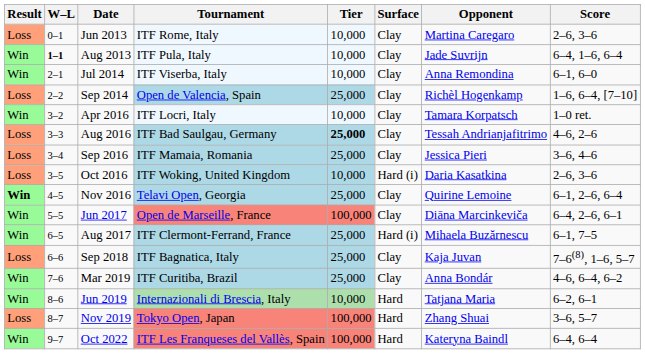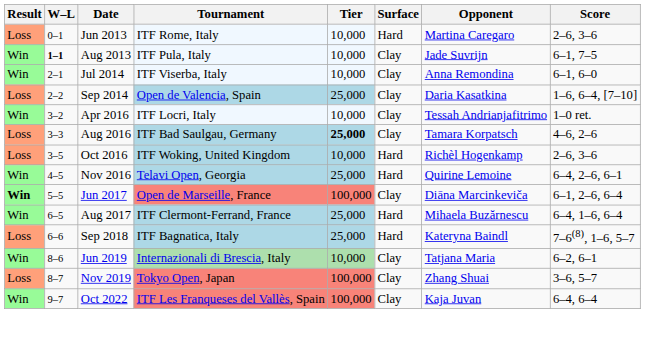(389, 34) Clay -> (390, 34) Hard
(588, 54) 6–4, 1–6, 6–4 -> (575, 54) 6–1, 7–5
(474, 94) Richèl Hogenkamp -> (466, 94) Daria Kasatkina
(471, 114) Tamara Korpatsch -> (486, 114) Tessah Andrianjafitrimo
(486, 134) Tessah Andrianjafitrimo -> (471, 134) Tamara Korpatsch
- row: (104, 154)
(398, 174) Hard (i) -> (390, 154) Hard
(466, 174) Daria Kasatkina -> (474, 154) Richèl Hogenkamp
(19, 194) bold -> (18, 174) normal
(389, 194) Clay -> (390, 174) Hard
(588, 194) 6–1, 2–6, 6–4 -> (588, 174) 6–4, 2–6, 6–1
(18, 214) normal -> (19, 194) bold
(588, 214) 6–4, 2–6, 6–1 -> (588, 194) 6–1, 2–6, 6–4
(398, 235) Hard (i) -> (390, 214) Hard
(575, 235) 6–1, 7–5 -> (588, 214) 6–4, 1–6, 6–4
(389, 256) Clay -> (390, 236) Hard
(453, 256) Kaja Juvan -> (466, 236) Kateryna Baindl
- row: (106, 278)
(390, 298) Hard -> (389, 258) Clay
(390, 318) Hard -> (389, 278) Clay
(390, 338) Hard -> (389, 298) Clay
(466, 338) Kateryna Baindl -> (453, 298) Kaja Juvan
